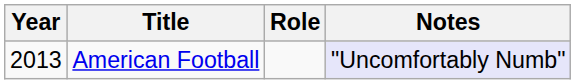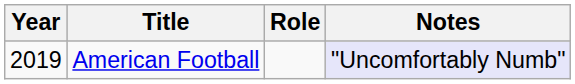(36, 59) 2013 -> (36, 59) 2019
